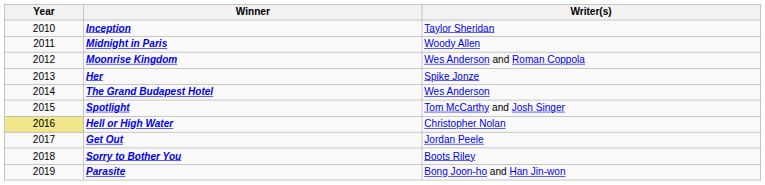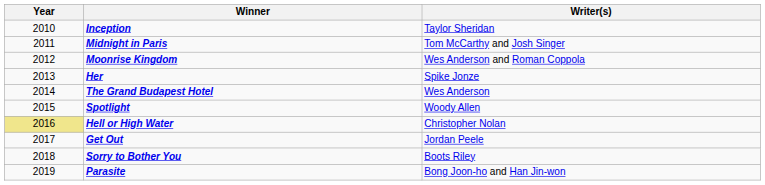(452, 44) Woody Allen -> (495, 44) Tom McCarthy and Josh Singer
(495, 108) Tom McCarthy and Josh Singer -> (452, 108) Woody Allen
